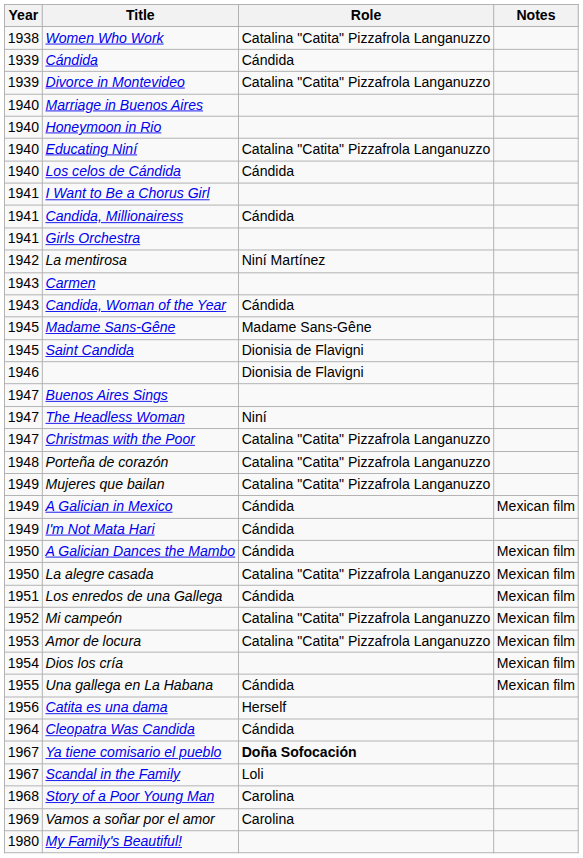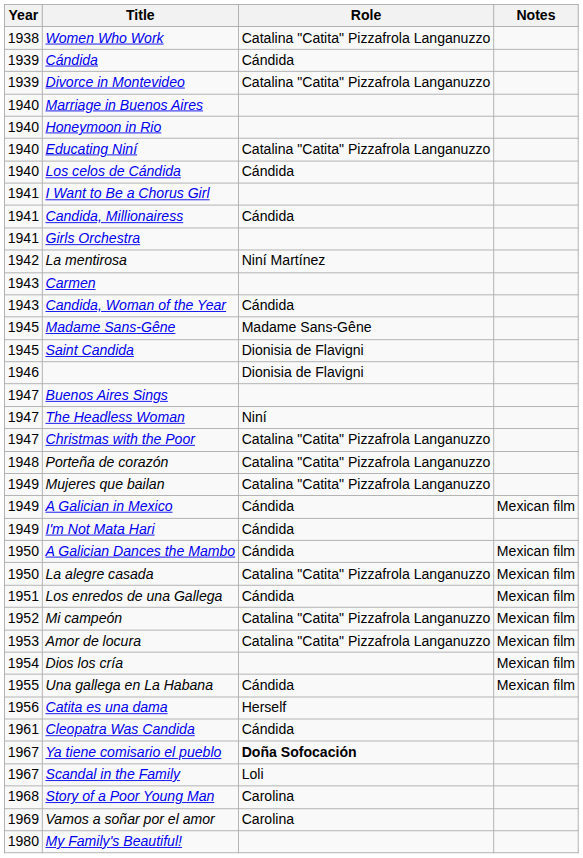(23, 730) 1964 -> (23, 730) 1961
